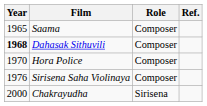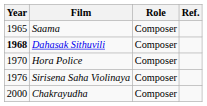(151, 93) Sirisena -> (156, 93) Composer
